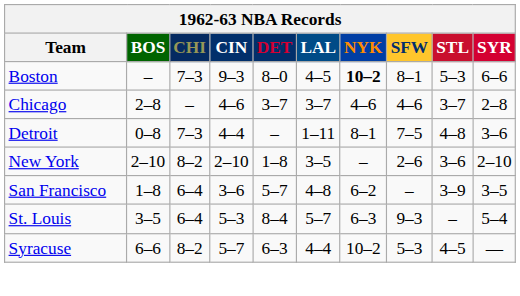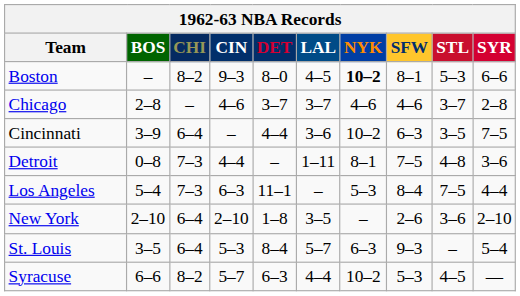(190, 76) 7–3 -> (190, 76) 8–2
+ row: (45, 133)
+ row: (52, 190)
(190, 161) 8–2 -> (190, 218) 6–4
- row: (57, 190)
